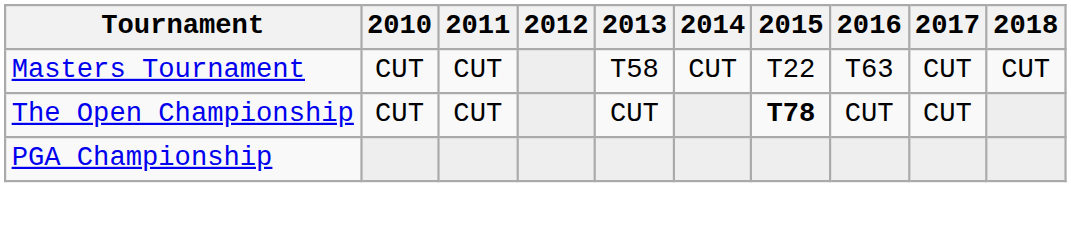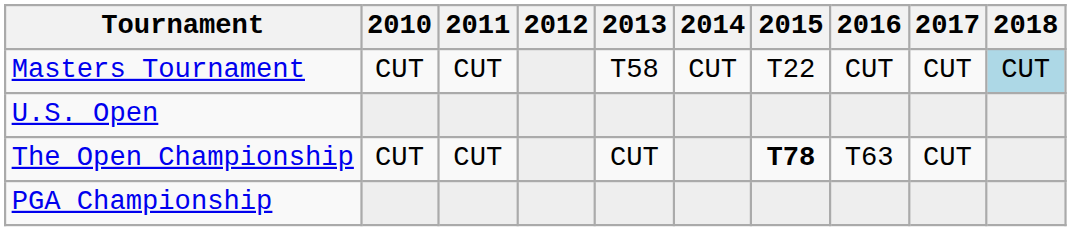(869, 71) T63 -> (869, 71) CUT
(1026, 71) no background -> (1026, 71) lightblue background
+ row: (85, 115)
(869, 115) CUT -> (869, 159) T63
